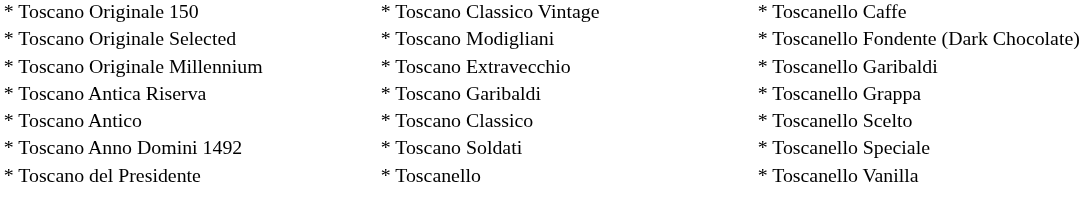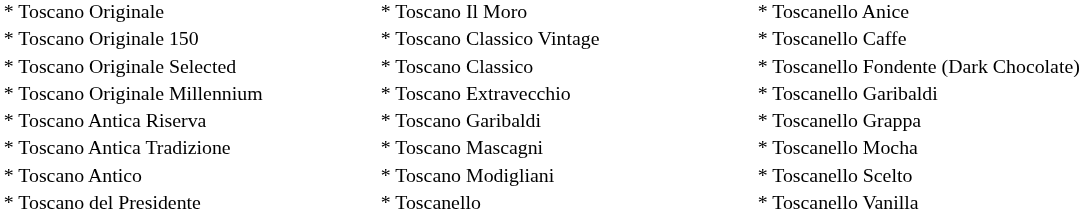+ row: (84, 11)
(467, 38) * Toscano Modigliani -> (457, 66) * Toscano Classico
+ row: (117, 148)
(457, 120) * Toscano Classico -> (467, 175) * Toscano Modigliani
- row: (123, 148)
